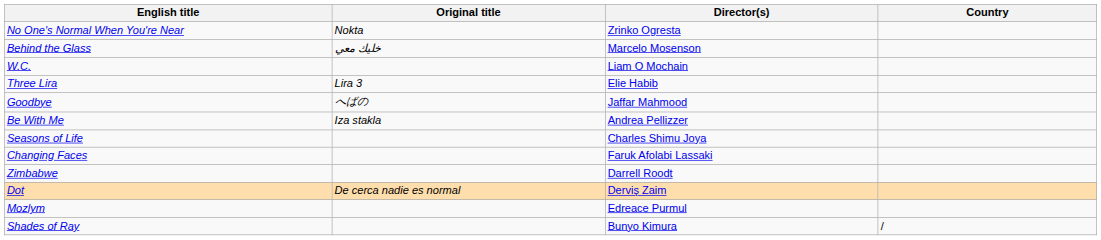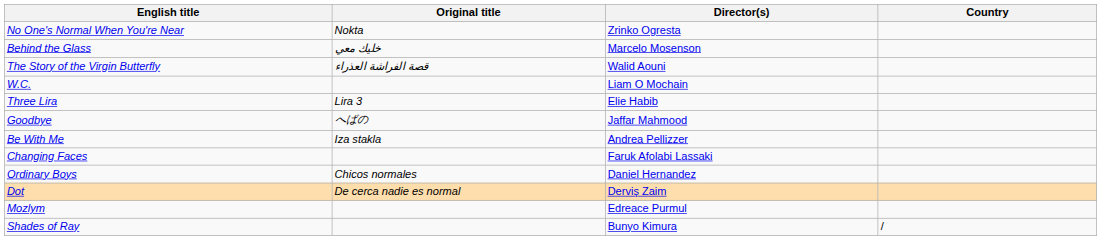+ row: (83, 66)
- row: (45, 138)
- row: (32, 173)
+ row: (42, 174)
